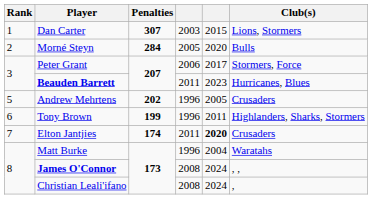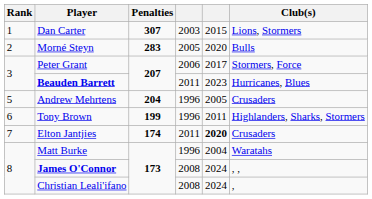(152, 47) 284 -> (152, 47) 283
(152, 99) 202 -> (152, 99) 204
